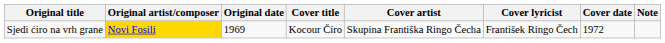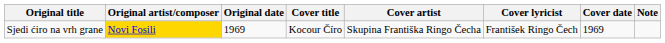(593, 29) 1972 -> (593, 29) 1969
